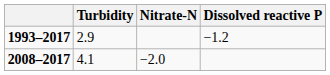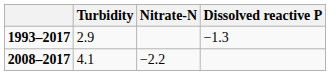(216, 37) −1.2 -> (216, 37) −1.3
(152, 59) −2.0 -> (152, 59) −2.2
